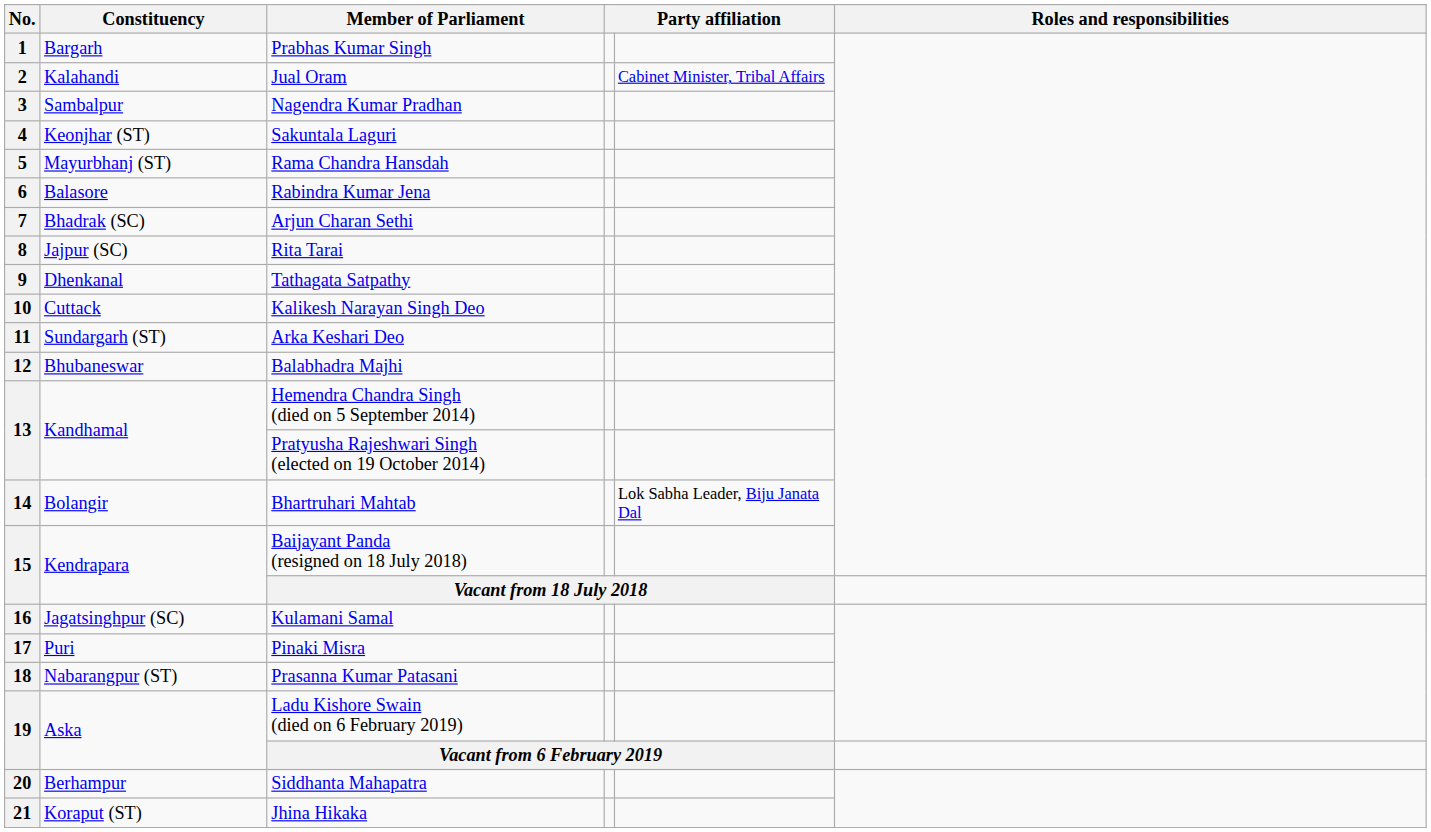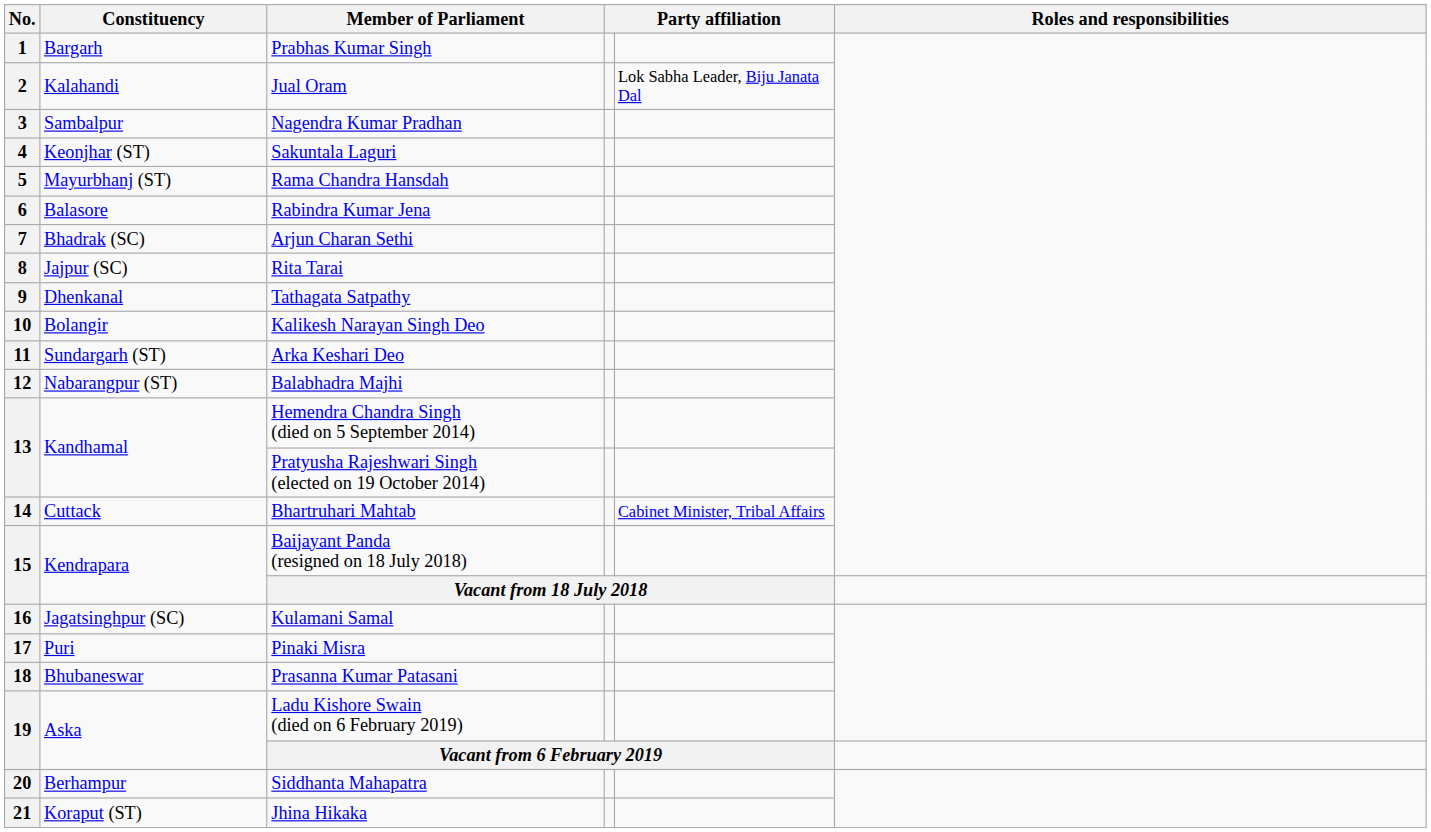(721, 76) Cabinet Minister, Tribal Affairs -> (718, 85) Lok Sabha Leader, Biju Janata Dal
(72, 308) Cuttack -> (76, 325) Bolangir
(94, 366) Bhubaneswar -> (111, 383) Nabarangpur (ST)
(76, 502) Bolangir -> (72, 511) Cuttack
(718, 502) Lok Sabha Leader, Biju Janata Dal -> (721, 511) Cabinet Minister, Tribal Affairs
(111, 676) Nabarangpur (ST) -> (94, 676) Bhubaneswar
